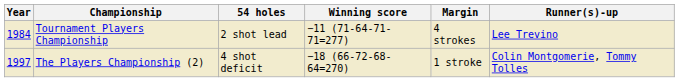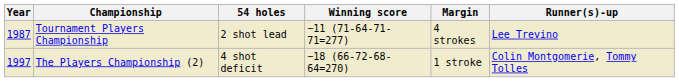(19, 35) 1984 -> (19, 35) 1987
